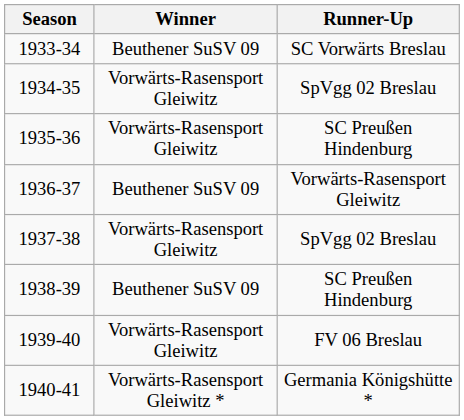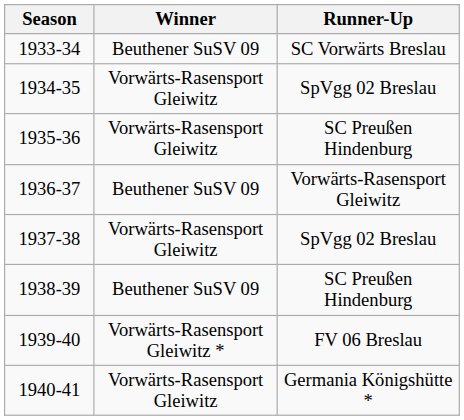(186, 340) Vorwärts-Rasensport Gleiwitz -> (186, 340) Vorwärts-Rasensport Gleiwitz *
(186, 390) Vorwärts-Rasensport Gleiwitz * -> (186, 390) Vorwärts-Rasensport Gleiwitz
